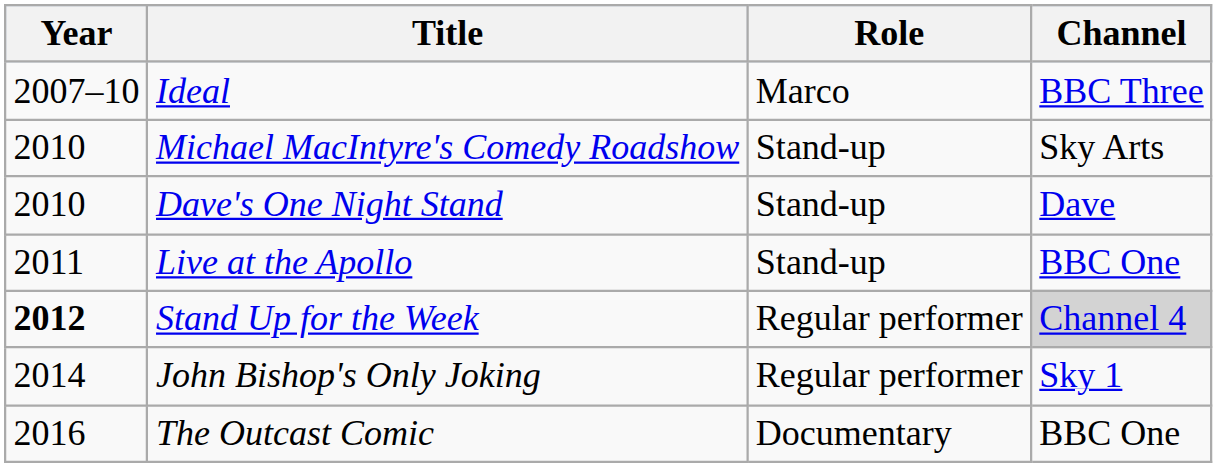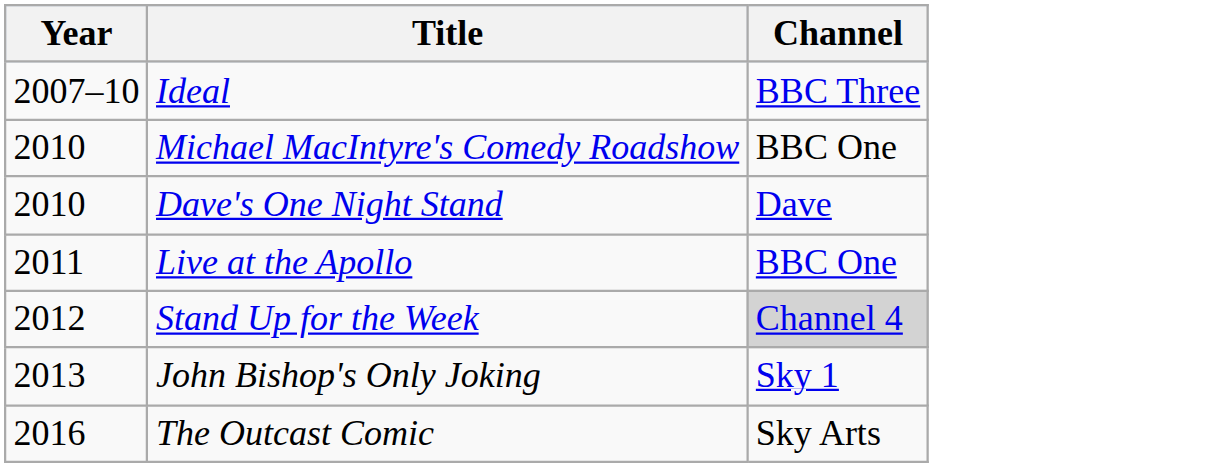- column: (889, 33)
(1102, 147) Sky Arts -> (826, 147) BBC One
(49, 318) bold -> (49, 318) normal
(49, 375) 2014 -> (49, 375) 2013
(1110, 432) BBC One -> (818, 432) Sky Arts
